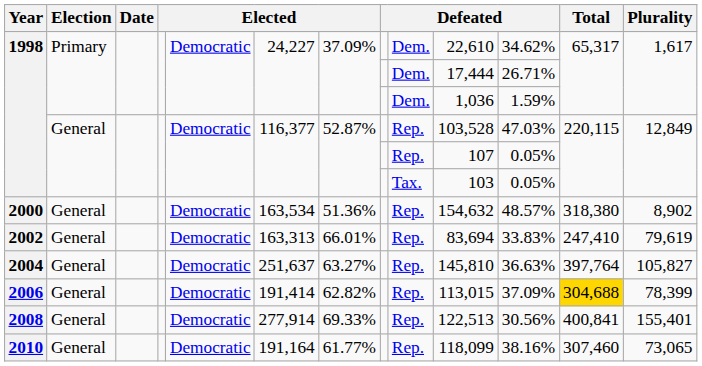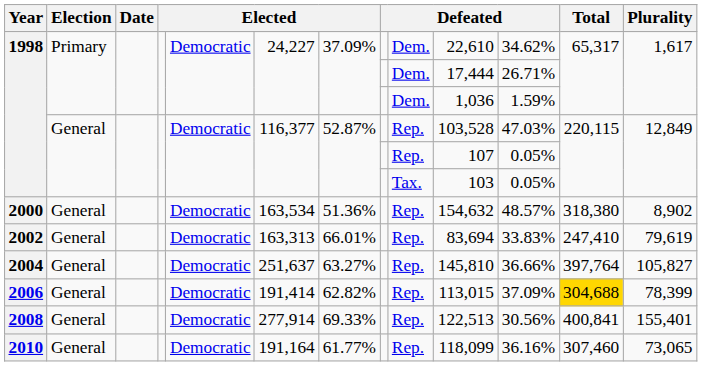(529, 264) 36.63% -> (529, 264) 36.66%
(529, 347) 38.16% -> (529, 347) 36.16%
